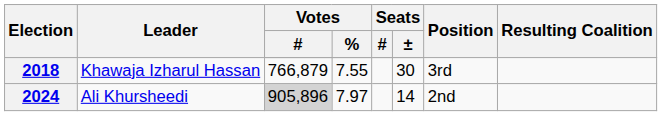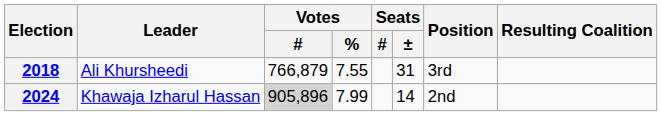(170, 70) Khawaja Izharul Hassan -> (134, 70) Ali Khursheedi
(405, 70) 30 -> (405, 70) 31
(134, 96) Ali Khursheedi -> (170, 96) Khawaja Izharul Hassan
(352, 96) 7.97 -> (352, 96) 7.99
